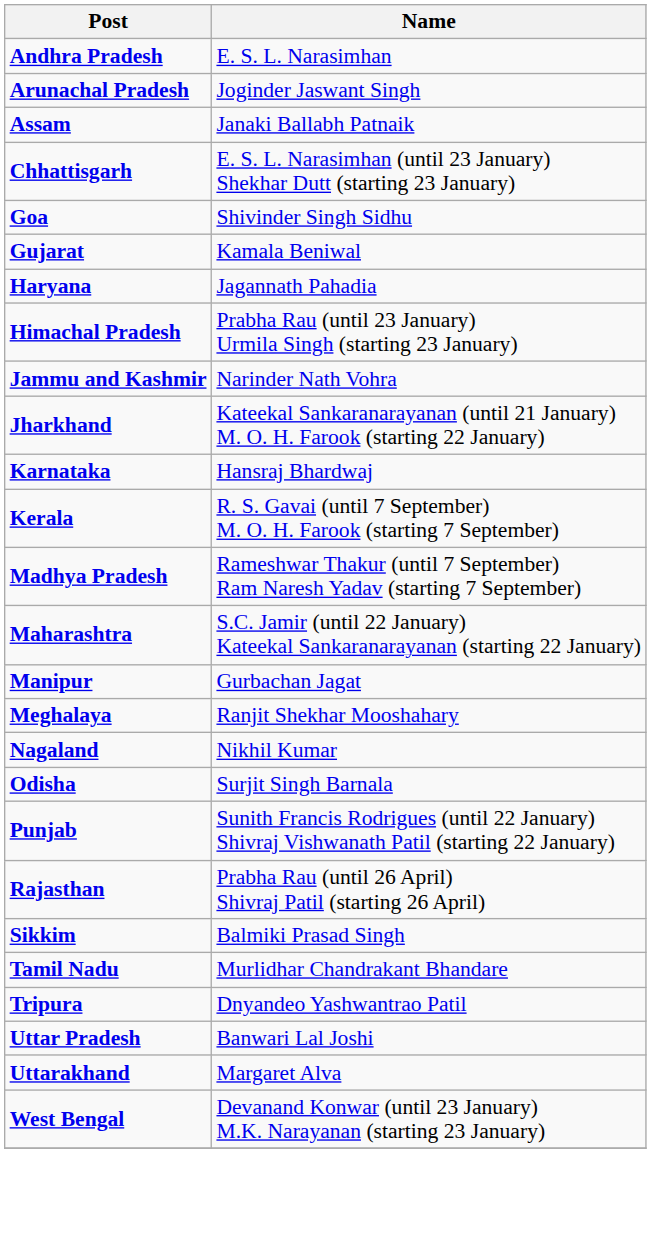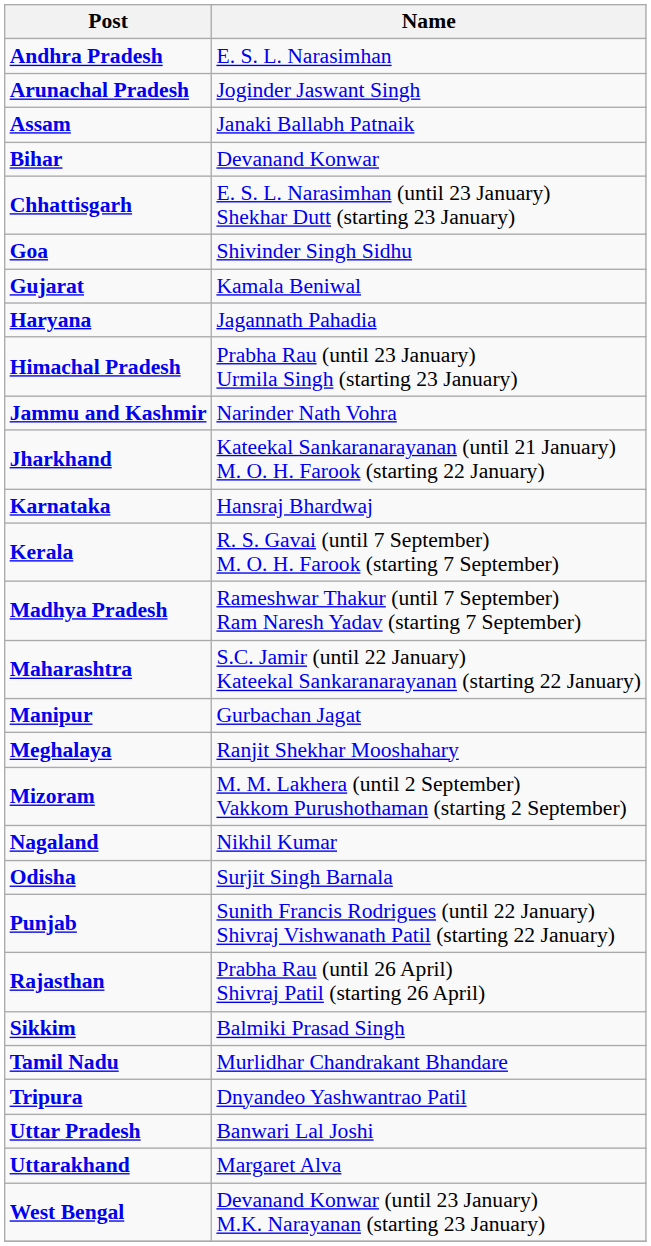+ row: (36, 158)
+ row: (52, 796)
